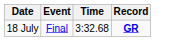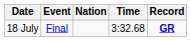+ column: (91, 12)
